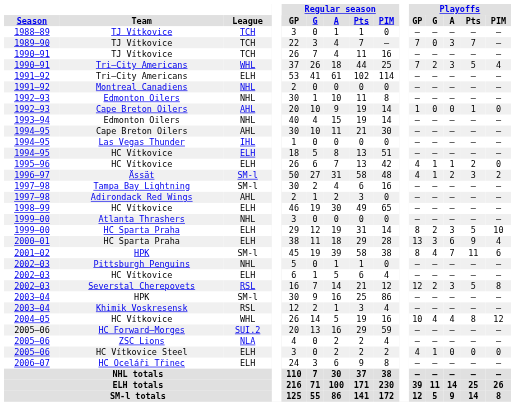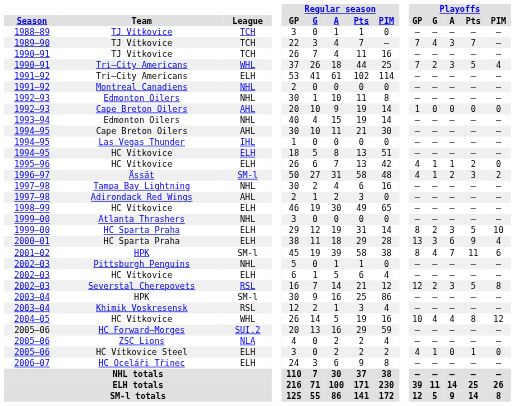(435, 43) 0 -> (435, 43) 4
(473, 109) 1 -> (473, 109) 0
(248, 186) SM-l -> (248, 186) NHL
(473, 352) 0 -> (473, 352) 1
